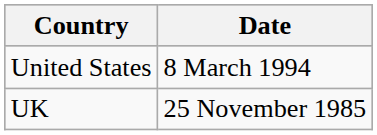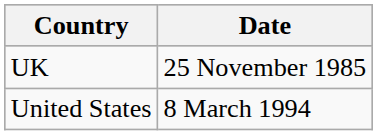rows swapped: (30, 108) <-> (81, 66)
